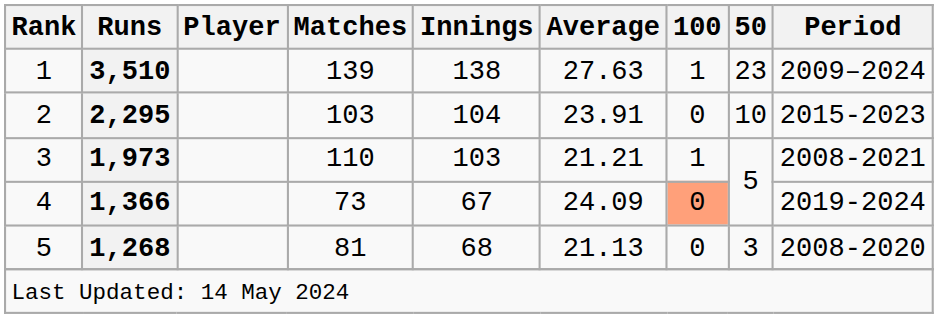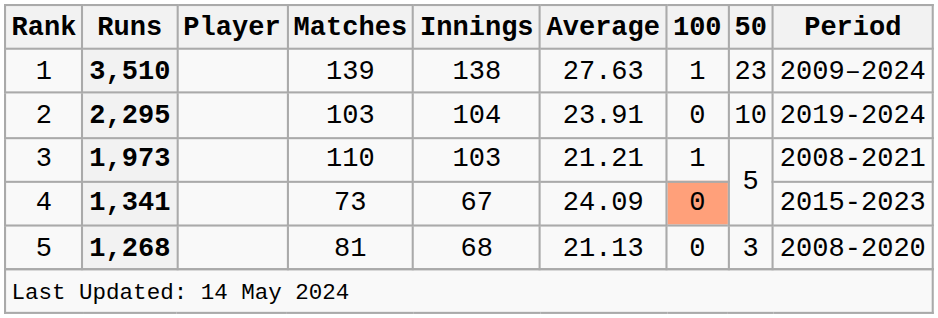(853, 115) 2015-2023 -> (853, 115) 2019-2024
(130, 203) 1,366 -> (130, 203) 1,341
(853, 203) 2019-2024 -> (853, 203) 2015-2023
